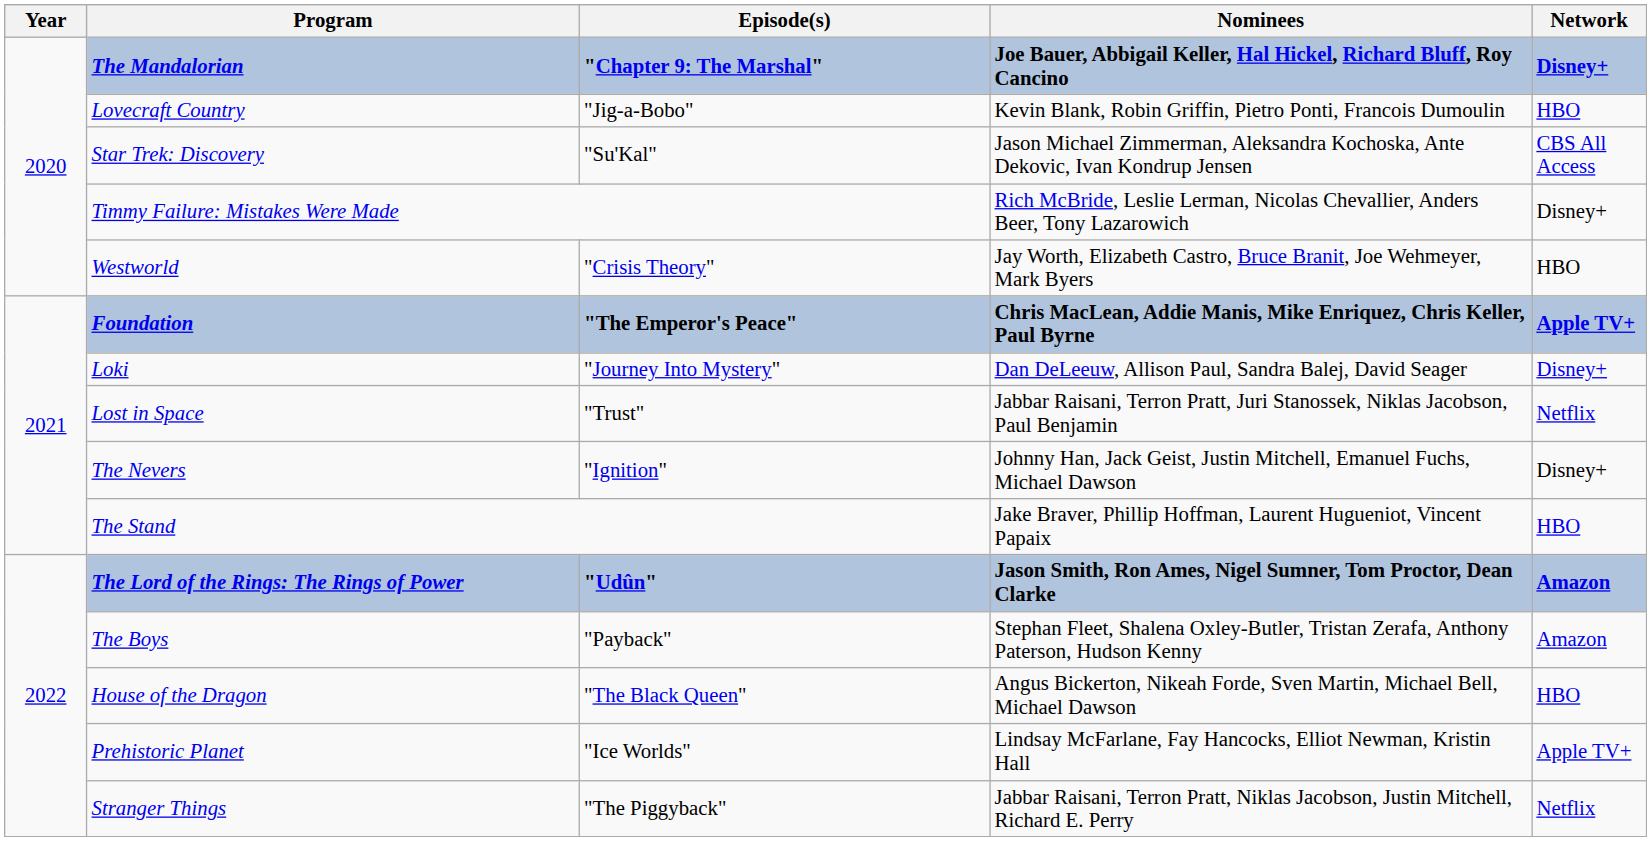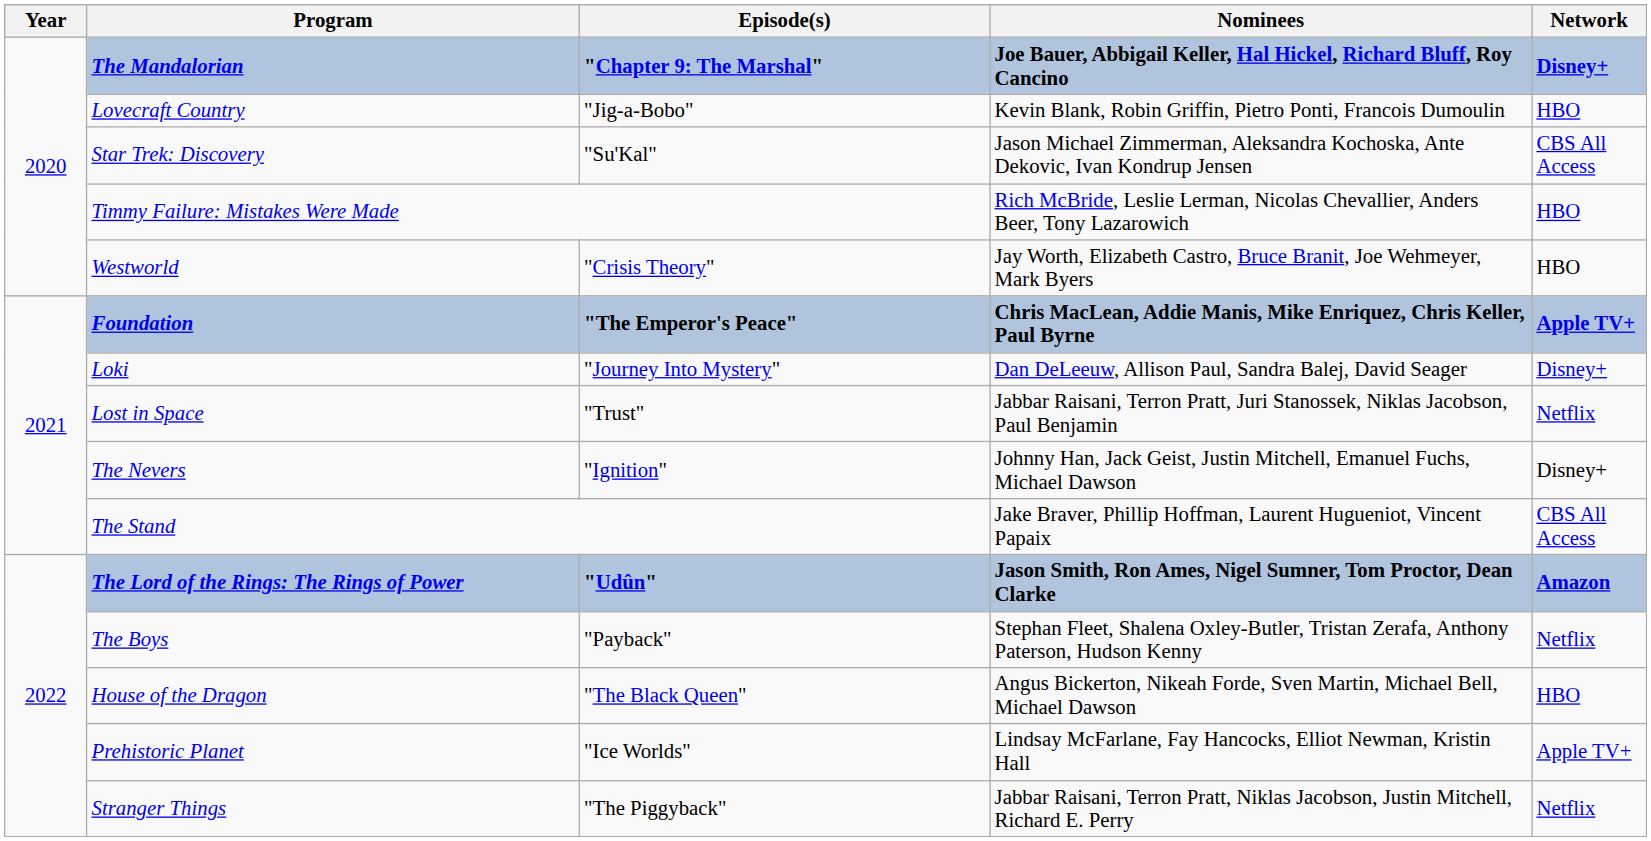(1572, 211) Disney+ -> (1558, 211) HBO
(1558, 526) HBO -> (1571, 526) CBS All Access
(1572, 639) Amazon -> (1566, 639) Netflix
